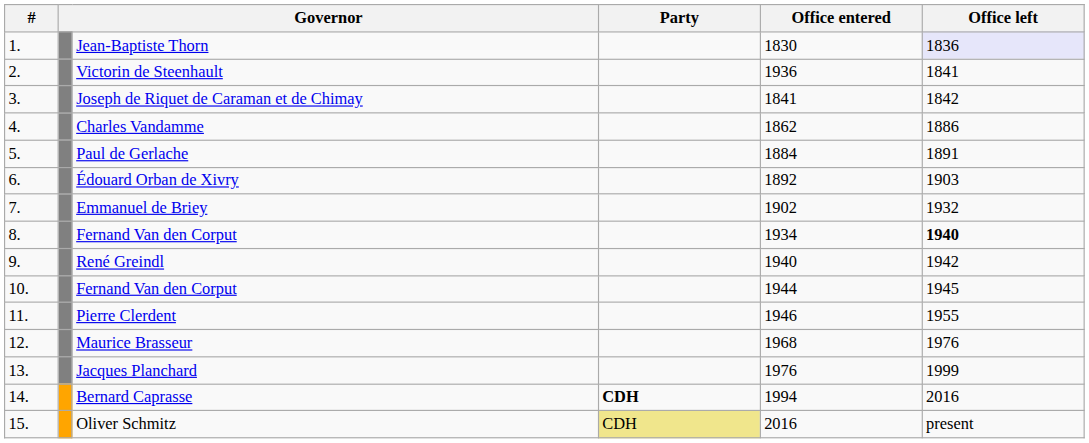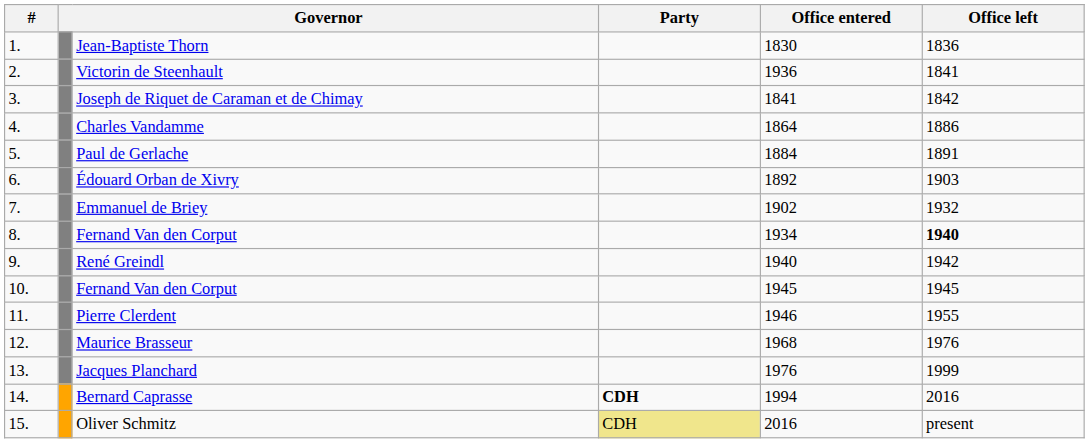(942, 45) lavender background -> (942, 45) no background
(781, 126) 1862 -> (781, 126) 1864
(781, 289) 1944 -> (781, 289) 1945
